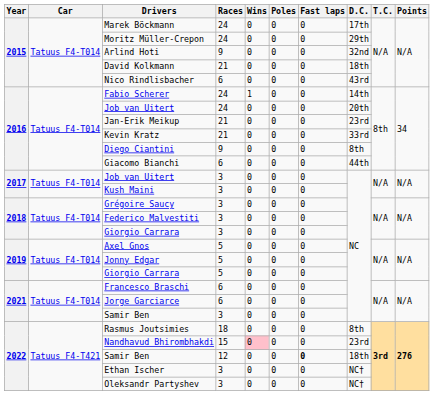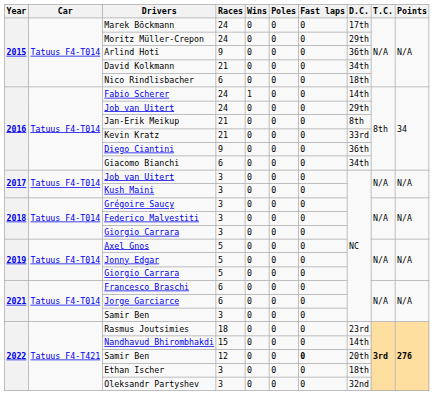(359, 53) 32nd -> (359, 53) 36th
(359, 67) 18th -> (359, 67) 34th
(359, 80) 43rd -> (359, 80) 18th
(359, 108) 20th -> (359, 108) 29th
(359, 122) 23rd -> (357, 122) 8th
(357, 149) 8th -> (359, 149) 36th
(359, 163) 44th -> (359, 163) 34th
(357, 329) 8th -> (359, 329) 23rd
(250, 343) pink background -> (250, 343) no background
(359, 343) 23rd -> (359, 343) 14th
(359, 356) 18th -> (359, 356) 20th
(357, 370) NC† -> (359, 370) 18th
(357, 384) NC† -> (359, 384) 32nd
